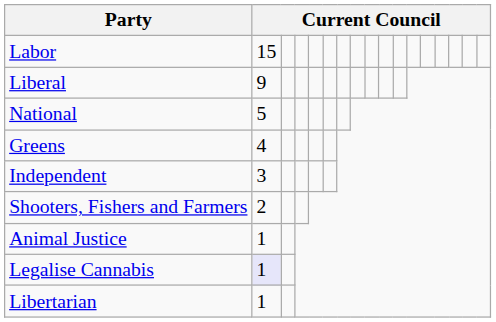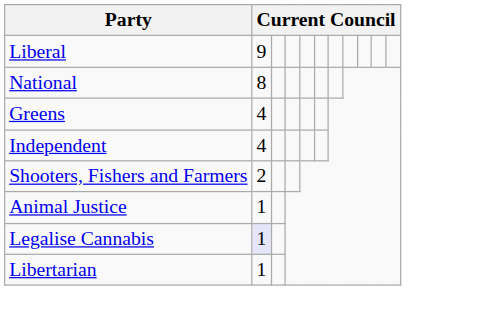- row: (33, 51)
(261, 113) 5 -> (261, 82) 8
(261, 176) 3 -> (261, 144) 4
